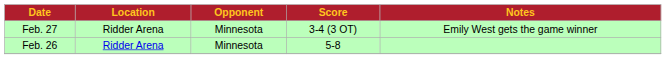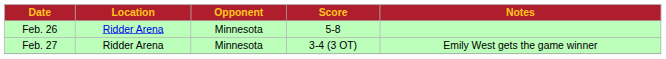rows swapped: (40, 45) <-> (40, 29)
